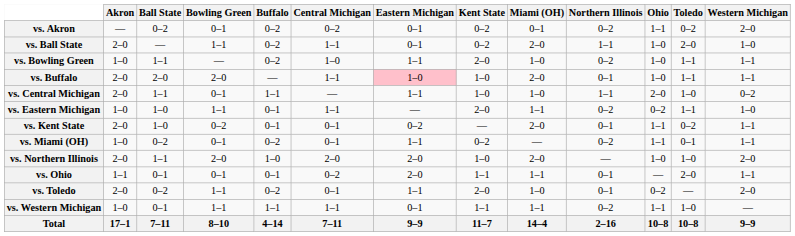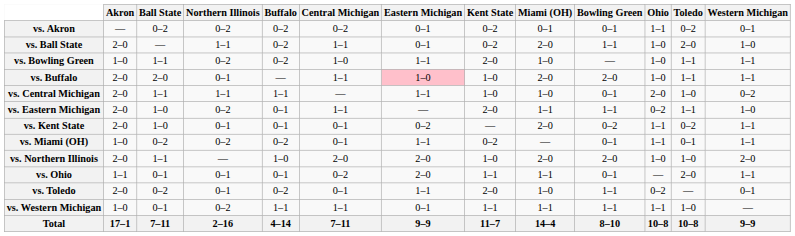columns swapped: (219, 12) <-> (606, 12)
(748, 28) 2–0 -> (748, 28) 0–1
(120, 110) 1–0 -> (120, 110) 2–0
(748, 191) 2–0 -> (748, 191) 0–1
